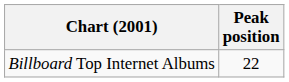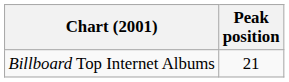(251, 63) 22 -> (251, 63) 21
